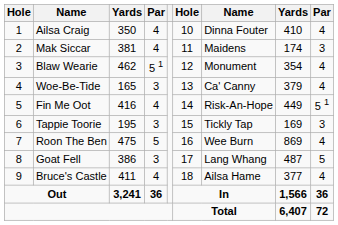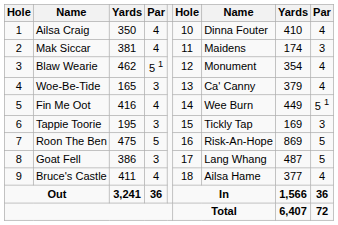(239, 105) Risk-An-Hope -> (229, 105) Wee Burn
(229, 141) Wee Burn -> (239, 141) Risk-An-Hope
(322, 141) 4 -> (322, 141) 5
